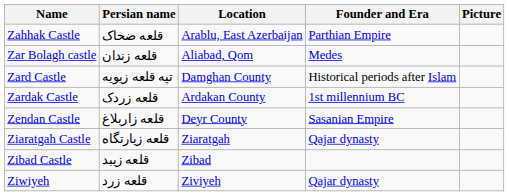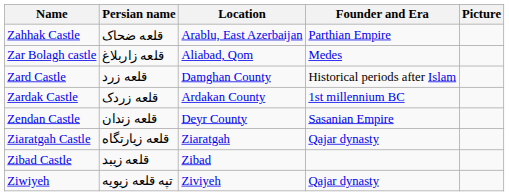(130, 56) قلعه زندان -> (133, 56) قلعه زاربلاغ
(137, 77) تپه قلعه زیویه -> (125, 77) قلعه زرد
(133, 118) قلعه زاربلاغ -> (130, 118) قلعه زندان
(125, 181) قلعه زرد -> (137, 181) تپه قلعه زیویه
